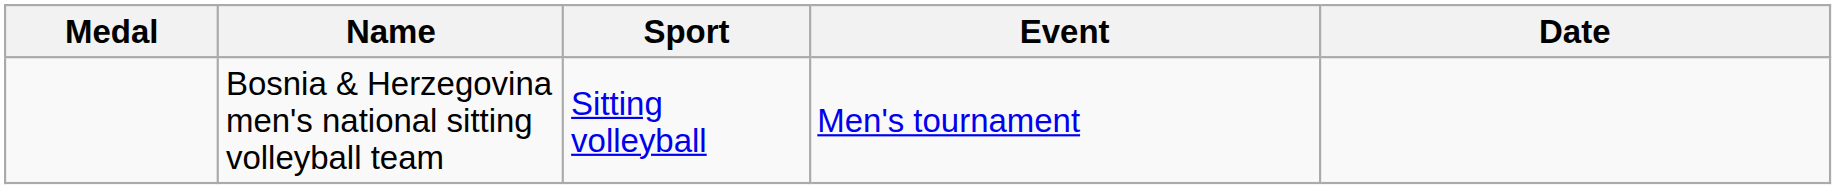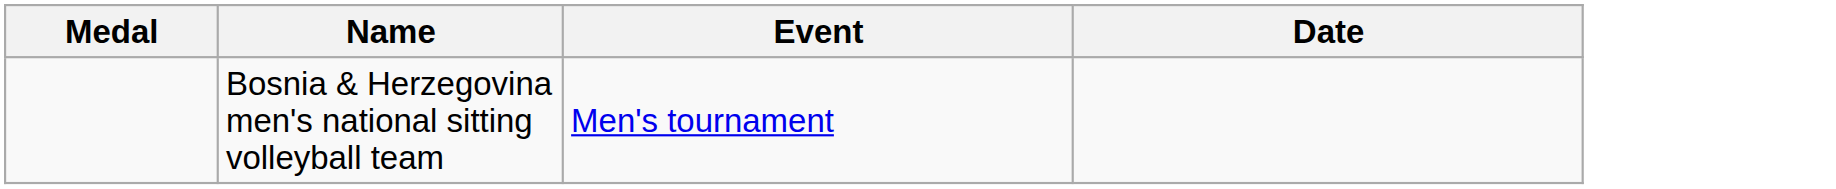- column: (687, 31)
